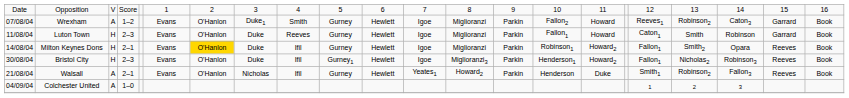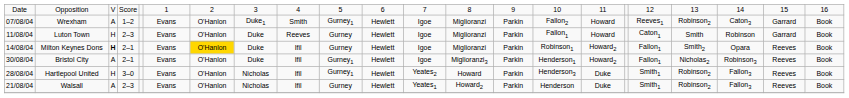(340, 22) Gurney -> (340, 22) Gurney1
(113, 48) normal -> (113, 48) bold
(113, 61) H -> (113, 61) A
(128, 61) 2–3 -> (128, 61) 2–1
+ row: (72, 74)
(128, 74) 2–1 -> (128, 86) 2–3
- row: (72, 86)
